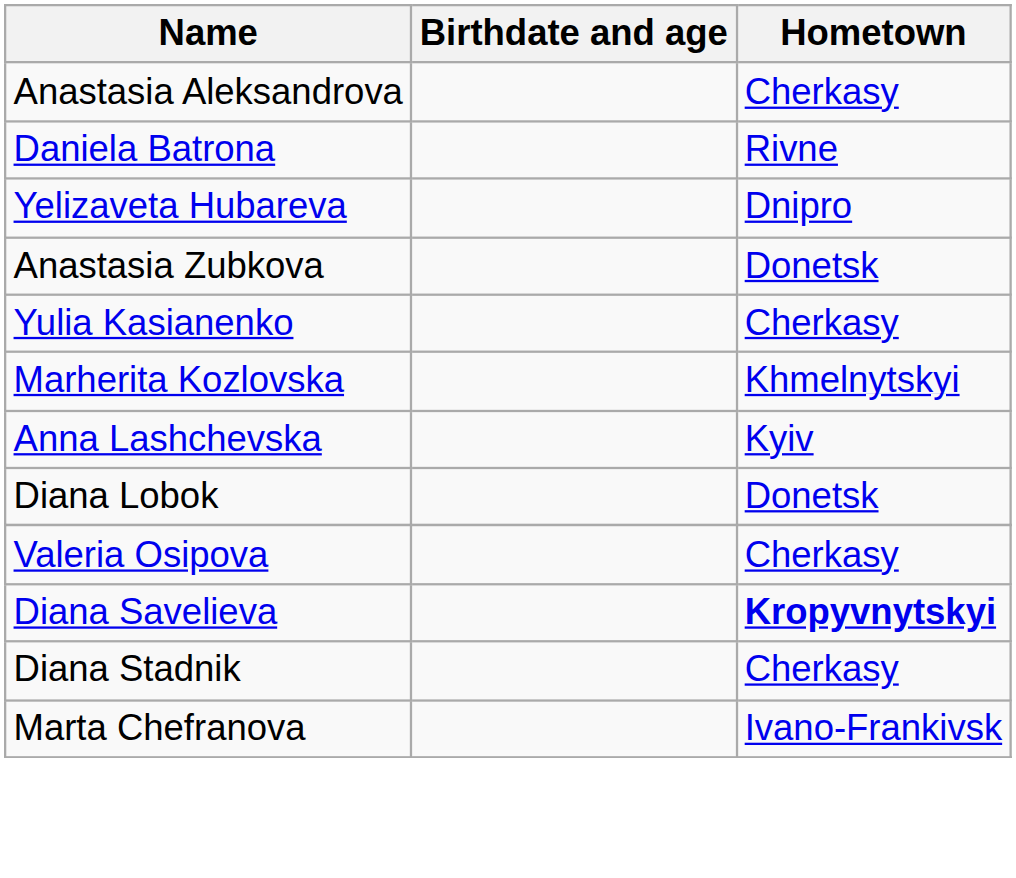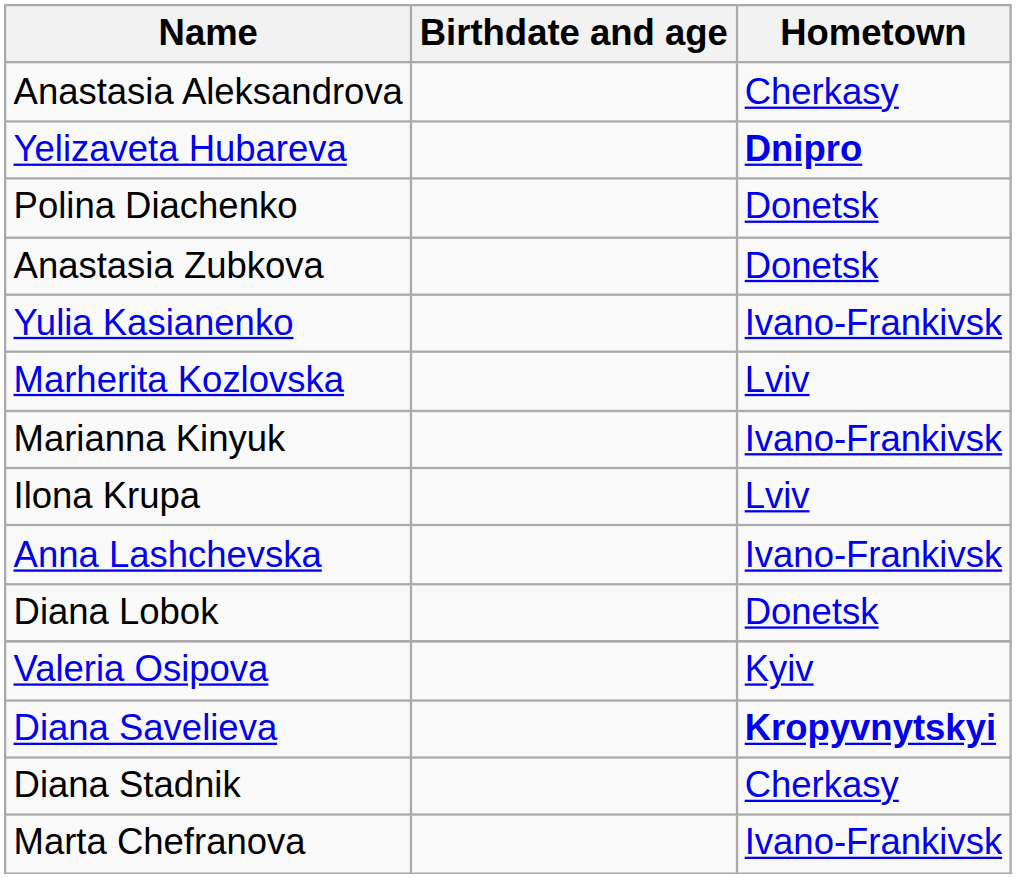- row: (144, 149)
(798, 206) normal -> (803, 149) bold
+ row: (156, 206)
(822, 322) Cherkasy -> (873, 322) Ivano-Frankivsk
(852, 380) Khmelnytskyi -> (777, 380) Lviv
+ row: (149, 438)
+ row: (107, 496)
(779, 438) Kyiv -> (873, 554) Ivano-Frankivsk
(822, 554) Cherkasy -> (779, 669) Kyiv
